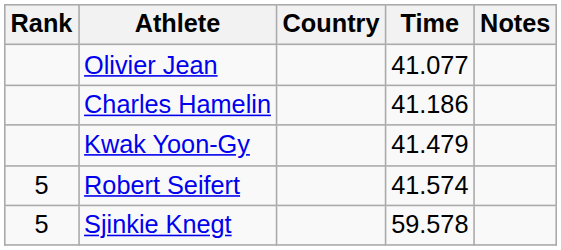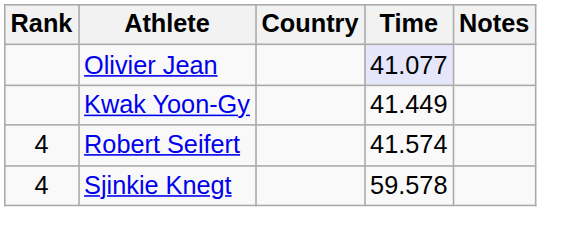(430, 64) no background -> (409, 64) lavender background
- row: (178, 104)
(430, 144) 41.479 -> (409, 104) 41.449
(42, 184) 5 -> (42, 144) 4
(42, 225) 5 -> (42, 184) 4
